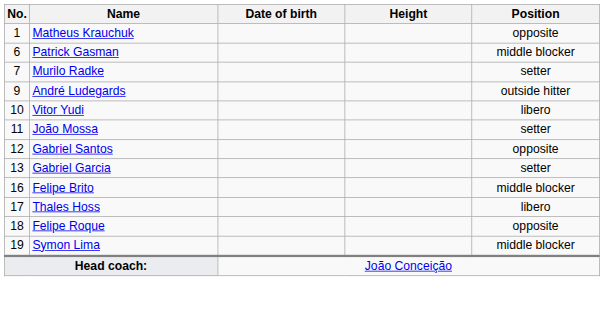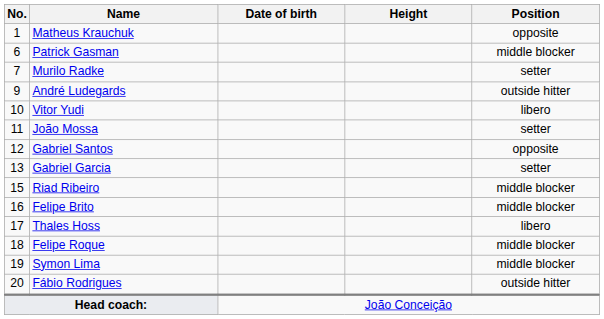+ row: (66, 187)
(536, 226) opposite -> (536, 245) middle blocker
+ row: (77, 284)
